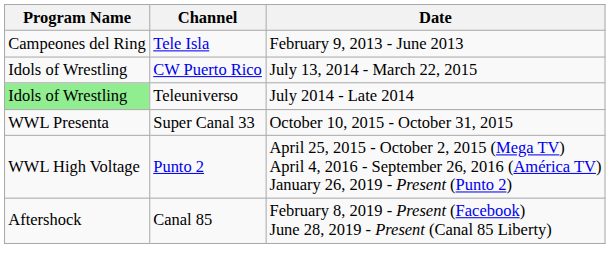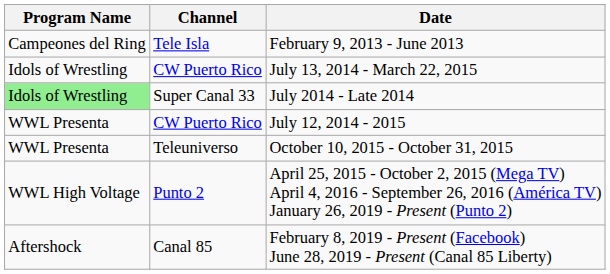(196, 95) Teleuniverso -> (204, 95) Super Canal 33
+ row: (337, 122)
(204, 122) Super Canal 33 -> (196, 148) Teleuniverso
